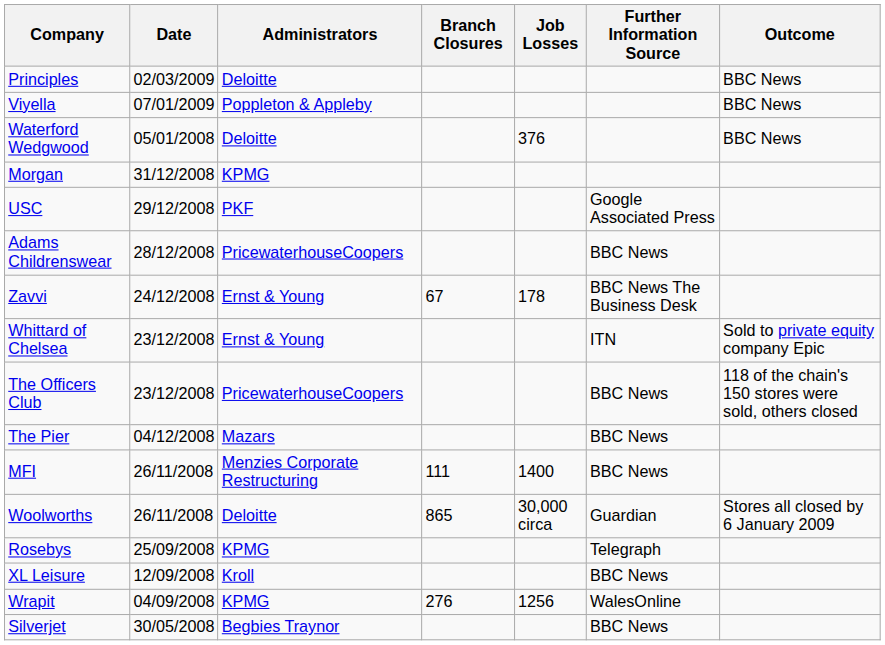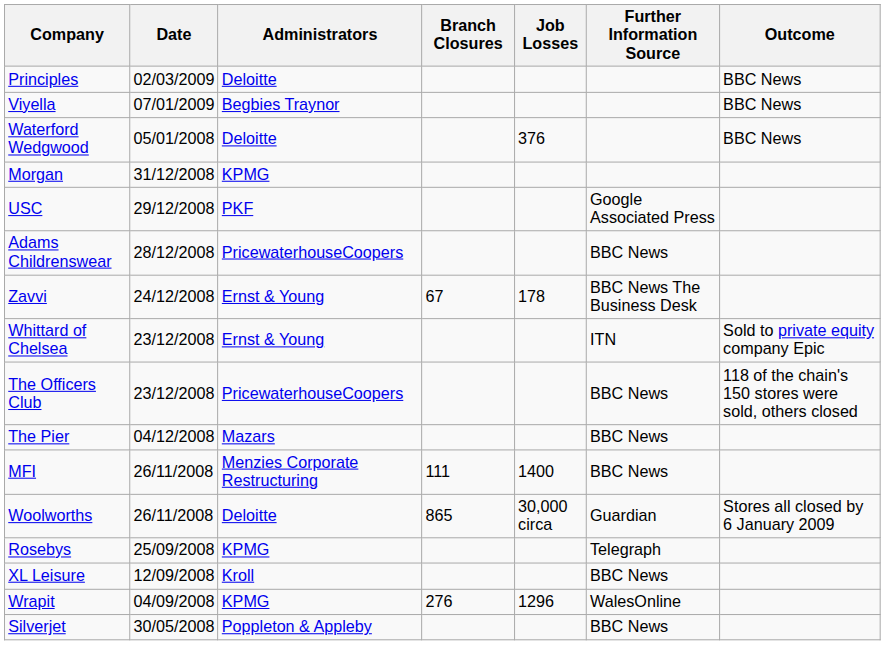(297, 104) Poppleton & Appleby -> (281, 104) Begbies Traynor
(536, 601) 1256 -> (536, 601) 1296
(281, 627) Begbies Traynor -> (297, 627) Poppleton & Appleby
